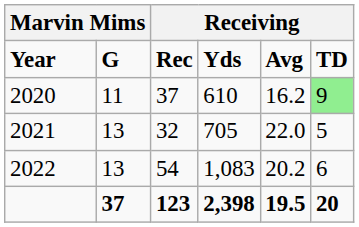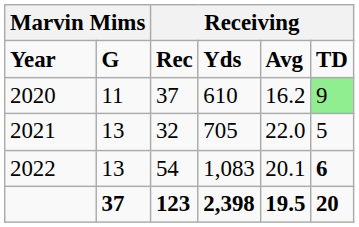(285, 167) 20.2 -> (285, 167) 20.1
(322, 167) normal -> (322, 167) bold
